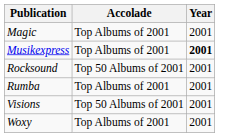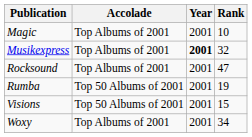+ column: (231, 13)
(129, 68) Top 50 Albums of 2001 -> (122, 68) Top Albums of 2001
(122, 86) Top Albums of 2001 -> (129, 86) Top 50 Albums of 2001
